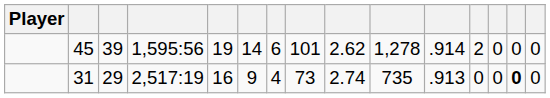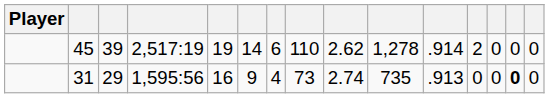(168, 48) 1,595:56 -> (168, 48) 2,517:19
(305, 48) 101 -> (304, 48) 110
(168, 78) 2,517:19 -> (168, 78) 1,595:56
